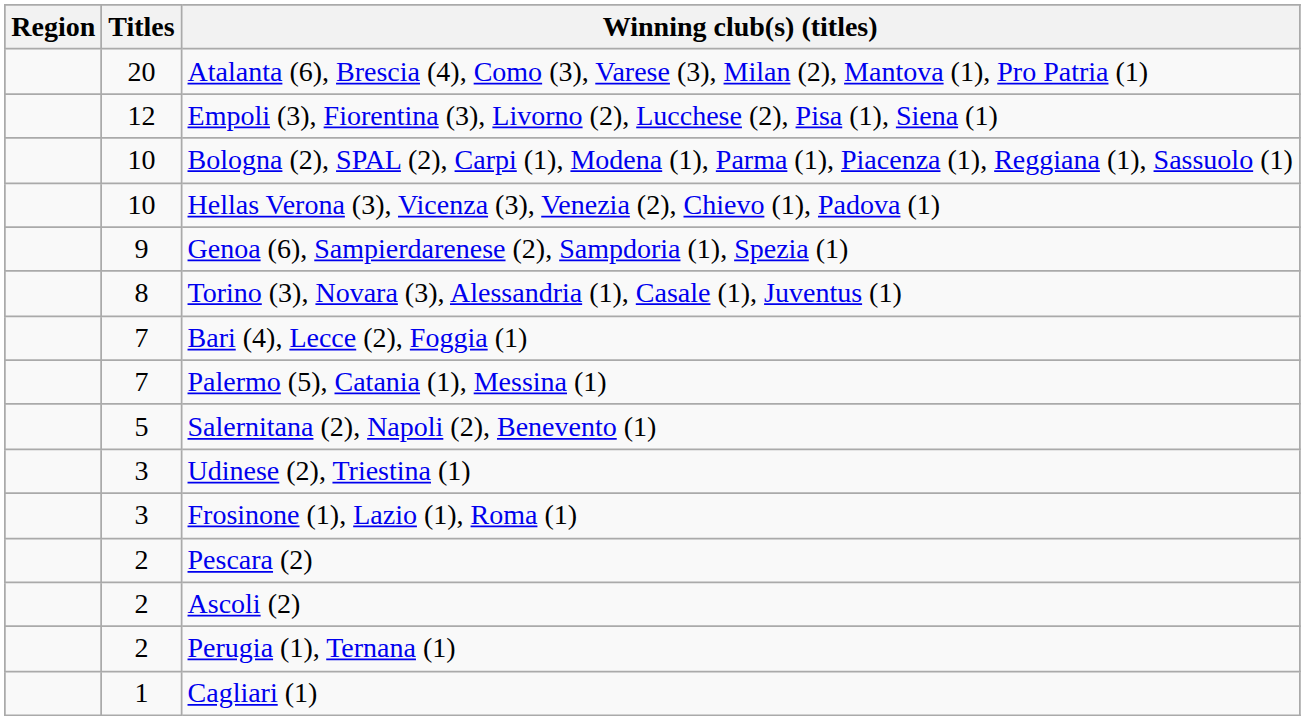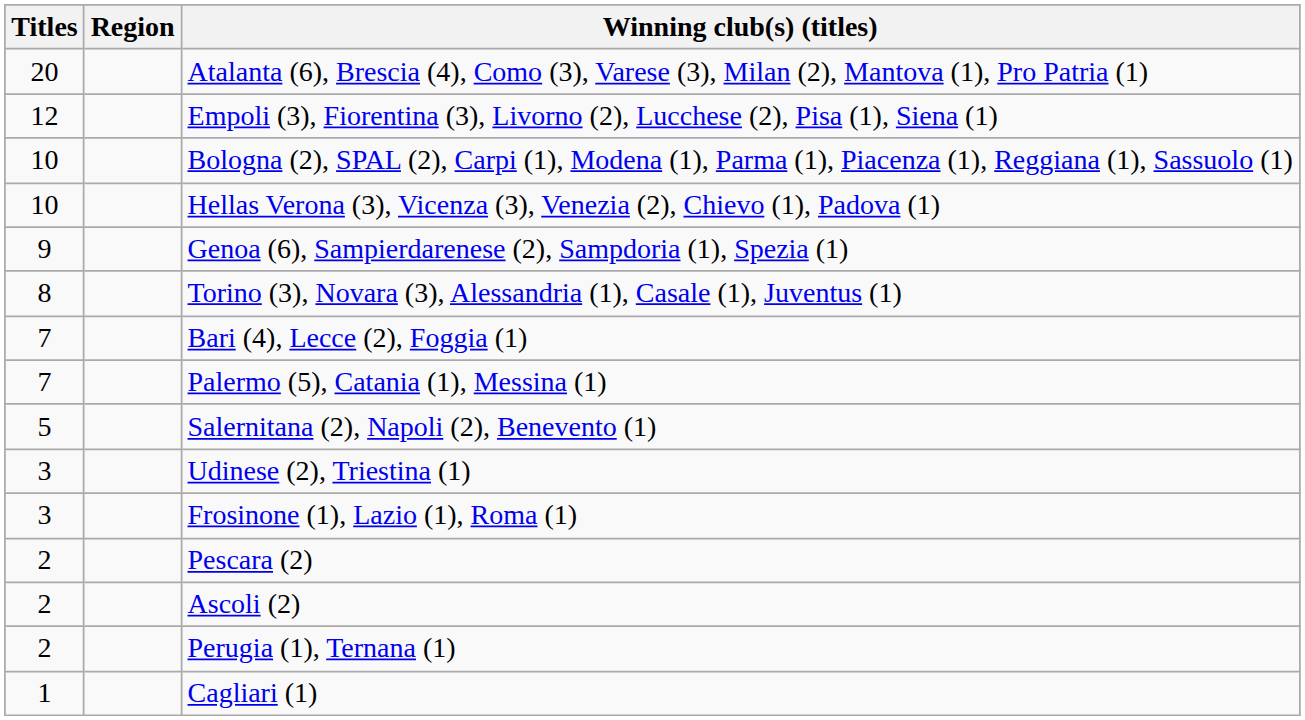columns swapped: (53, 26) <-> (141, 26)
